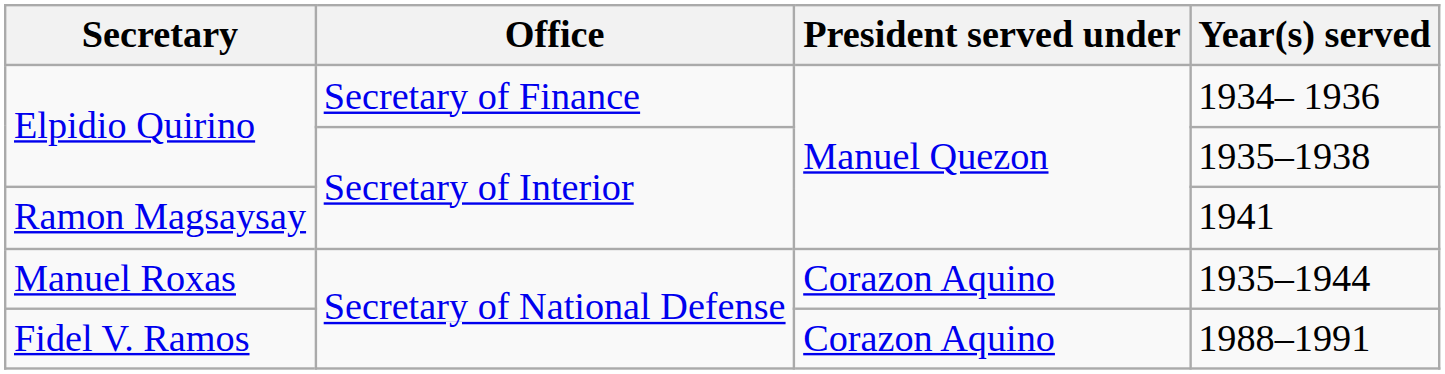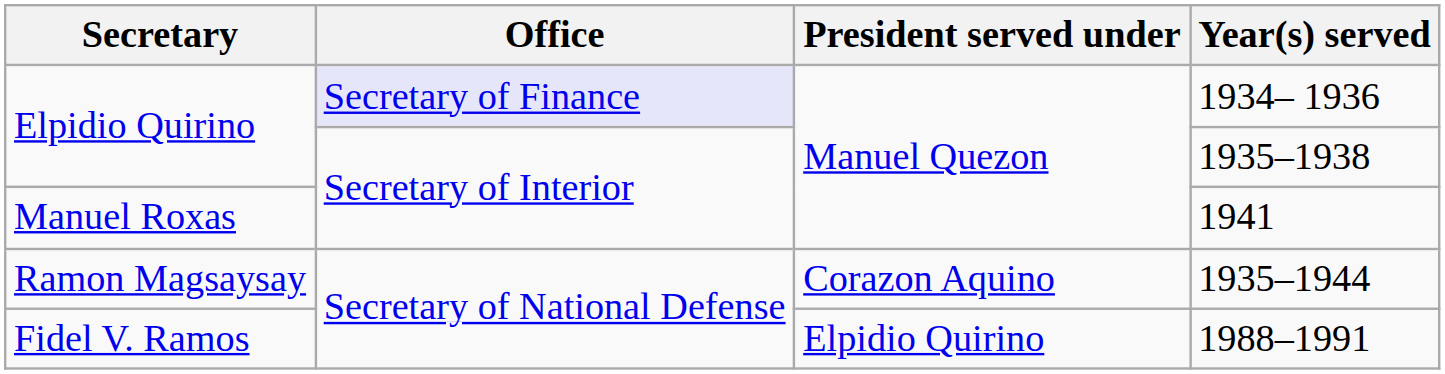(482, 95) no background -> (482, 95) lavender background
(160, 216) Ramon Magsaysay -> (125, 216) Manuel Roxas
(125, 277) Manuel Roxas -> (160, 277) Ramon Magsaysay
(929, 338) Corazon Aquino -> (924, 338) Elpidio Quirino
